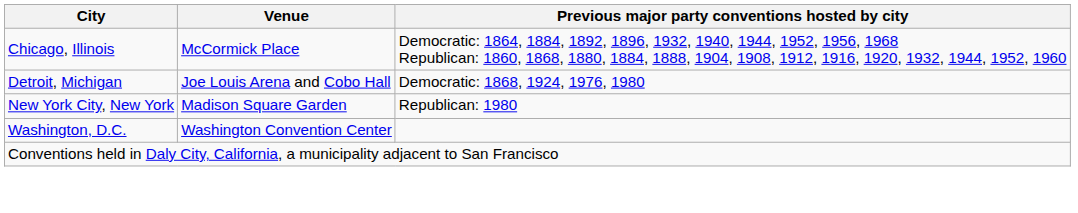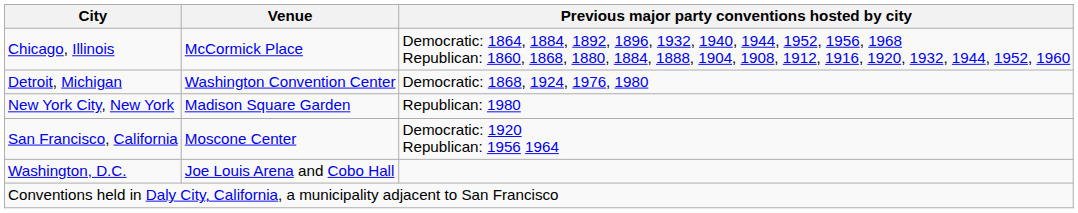(286, 81) Joe Louis Arena and Cobo Hall -> (290, 81) Washington Convention Center
+ row: (93, 138)
(286, 130) Washington Convention Center -> (290, 171) Joe Louis Arena and Cobo Hall
